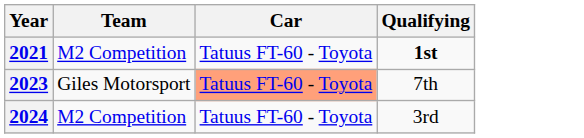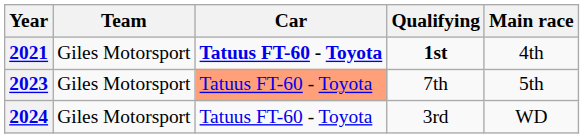+ column: (531, 20)
(122, 52) M2 Competition -> (124, 52) Giles Motorsport
(286, 52) normal -> (291, 52) bold
(122, 117) M2 Competition -> (124, 117) Giles Motorsport
